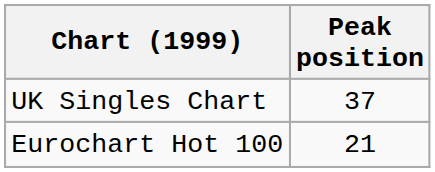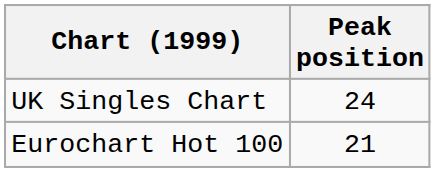(360, 101) 37 -> (360, 101) 24
